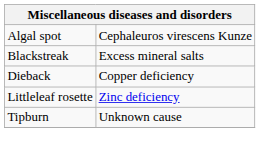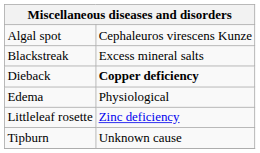(146, 76) normal -> (149, 76) bold
+ row: (25, 96)
